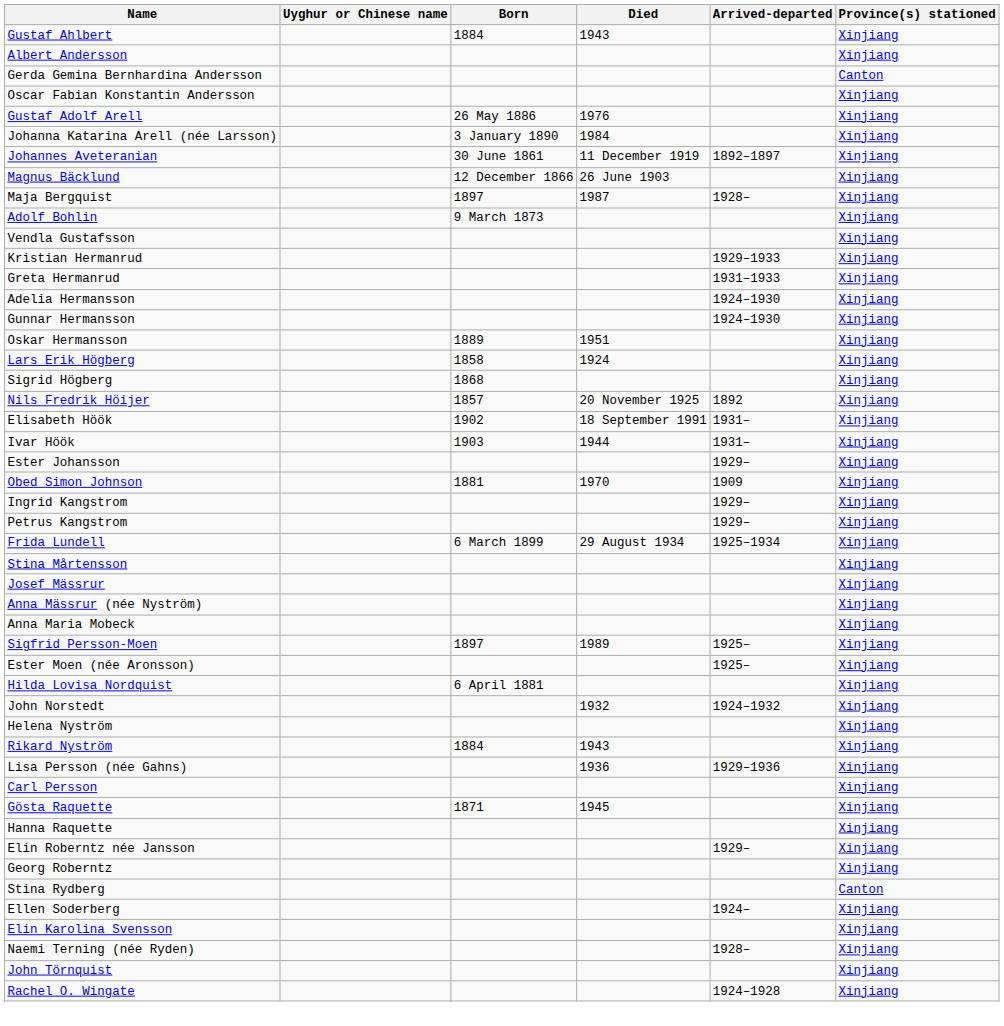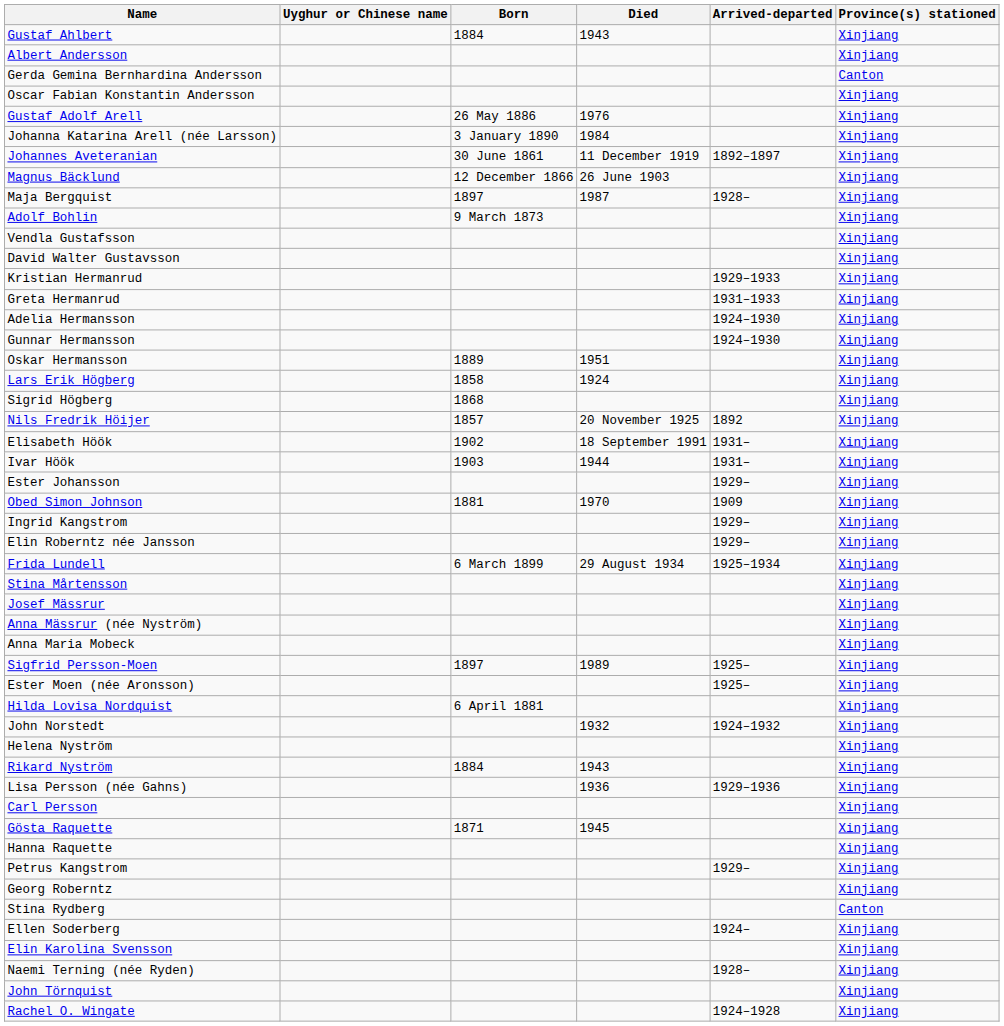+ row: (94, 259)
rows swapped: (67, 523) <-> (101, 849)
